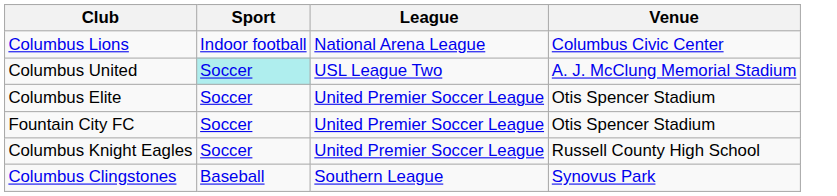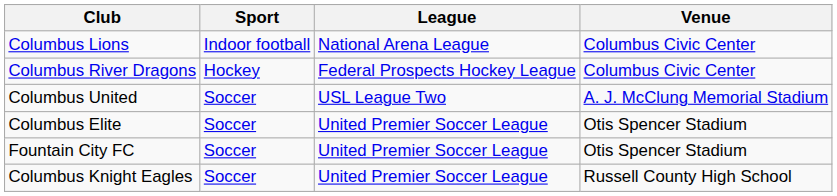+ row: (102, 71)
(226, 71) paleturquoise background -> (230, 97) no background
- row: (92, 177)
